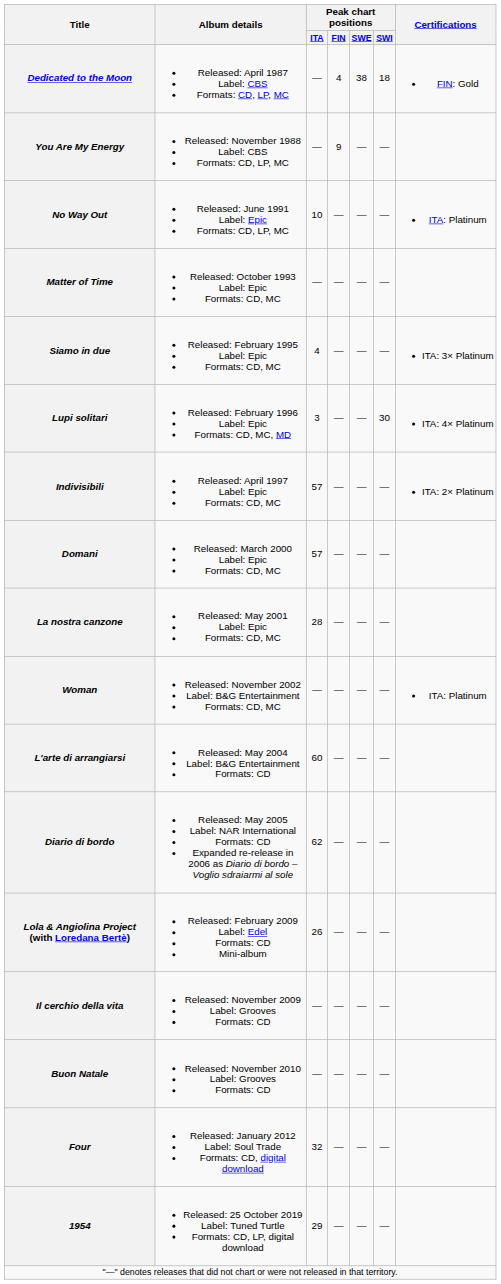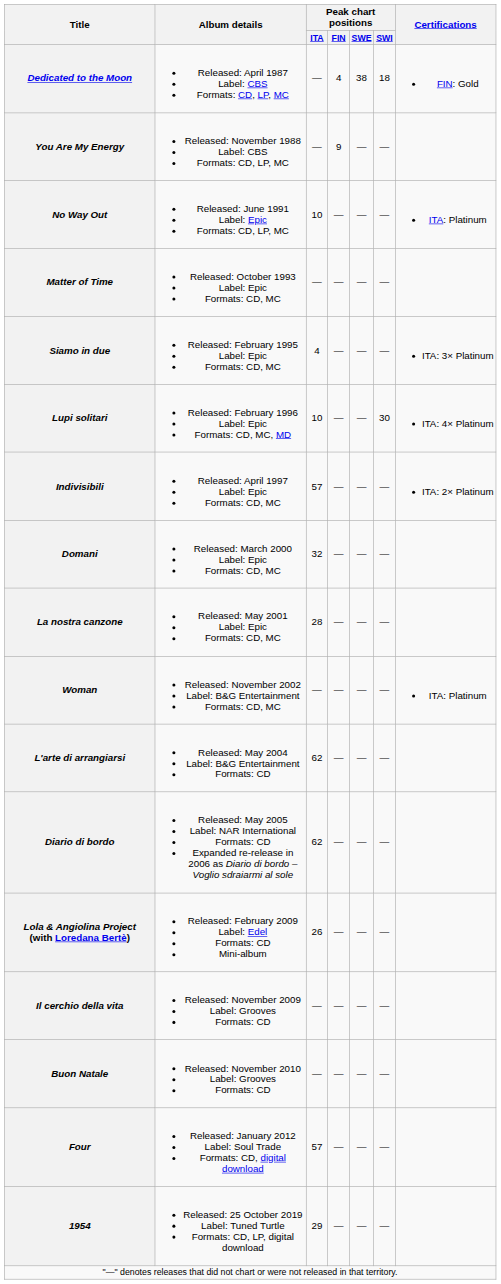(317, 418) 3 -> (317, 418) 10
(317, 554) 57 -> (317, 554) 32
(317, 758) 60 -> (317, 758) 62
(317, 1147) 32 -> (317, 1147) 57
